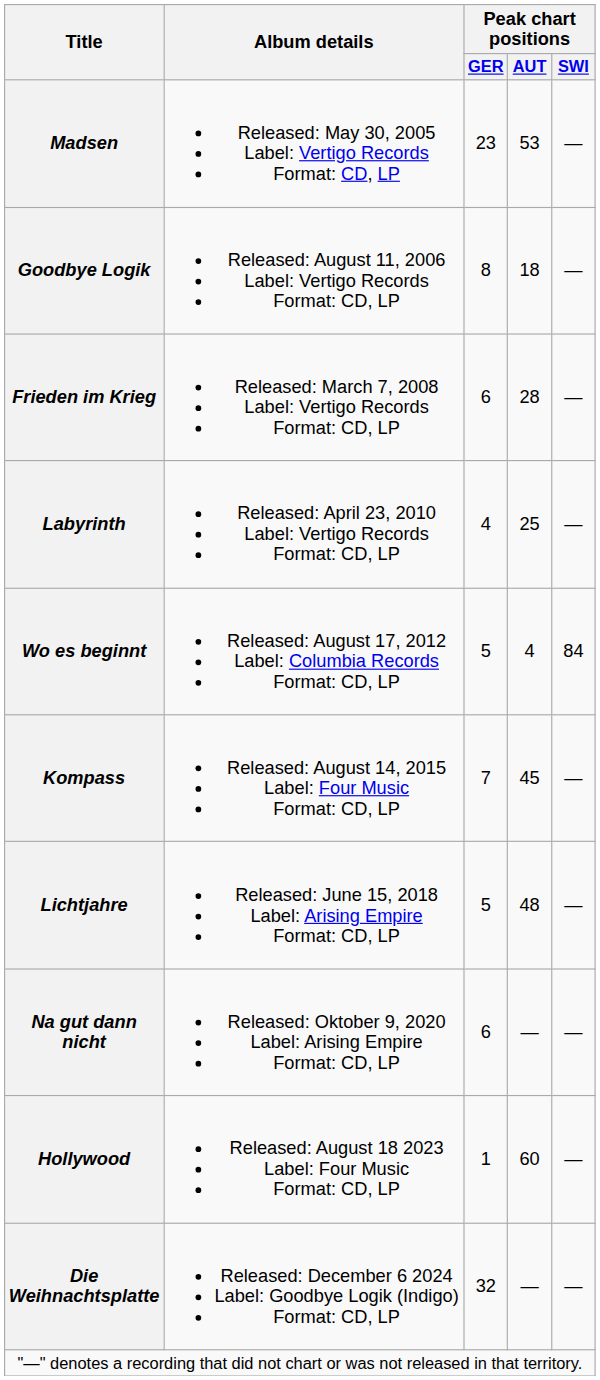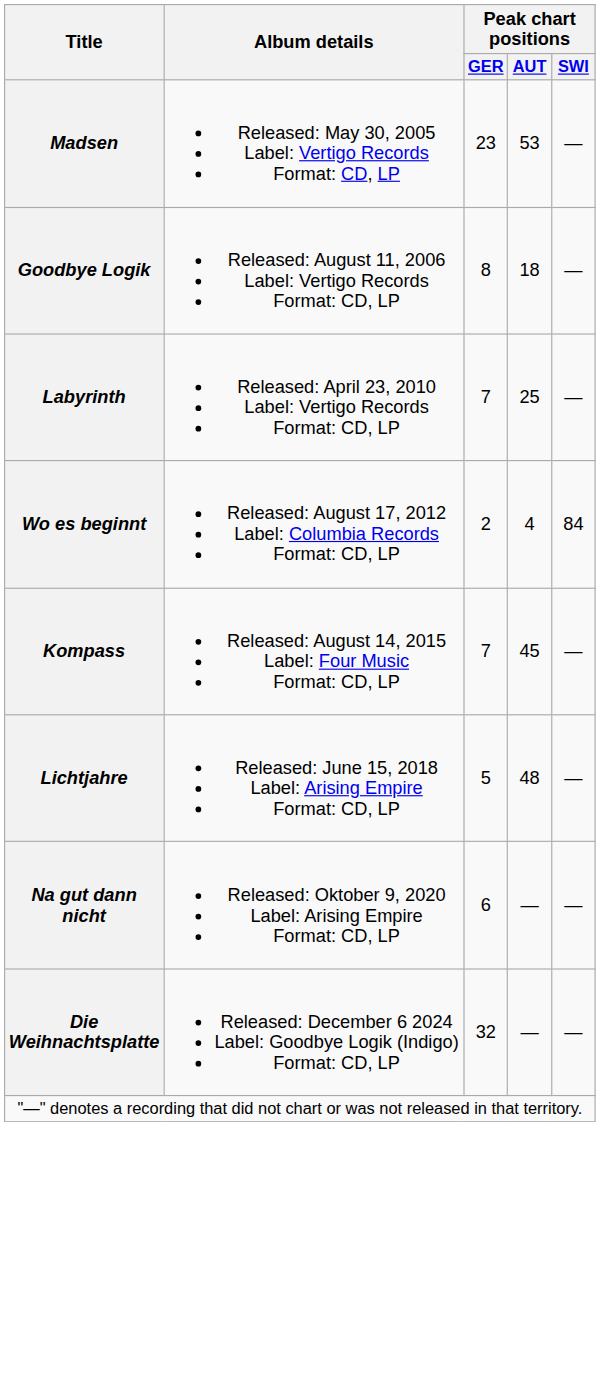- row: (84, 397)
(486, 524) 4 -> (486, 397) 7
(486, 651) 5 -> (486, 524) 2
- row: (84, 1159)
